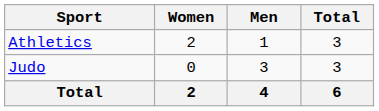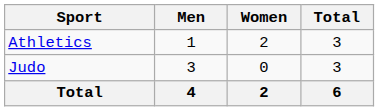columns swapped: (264, 17) <-> (191, 17)
